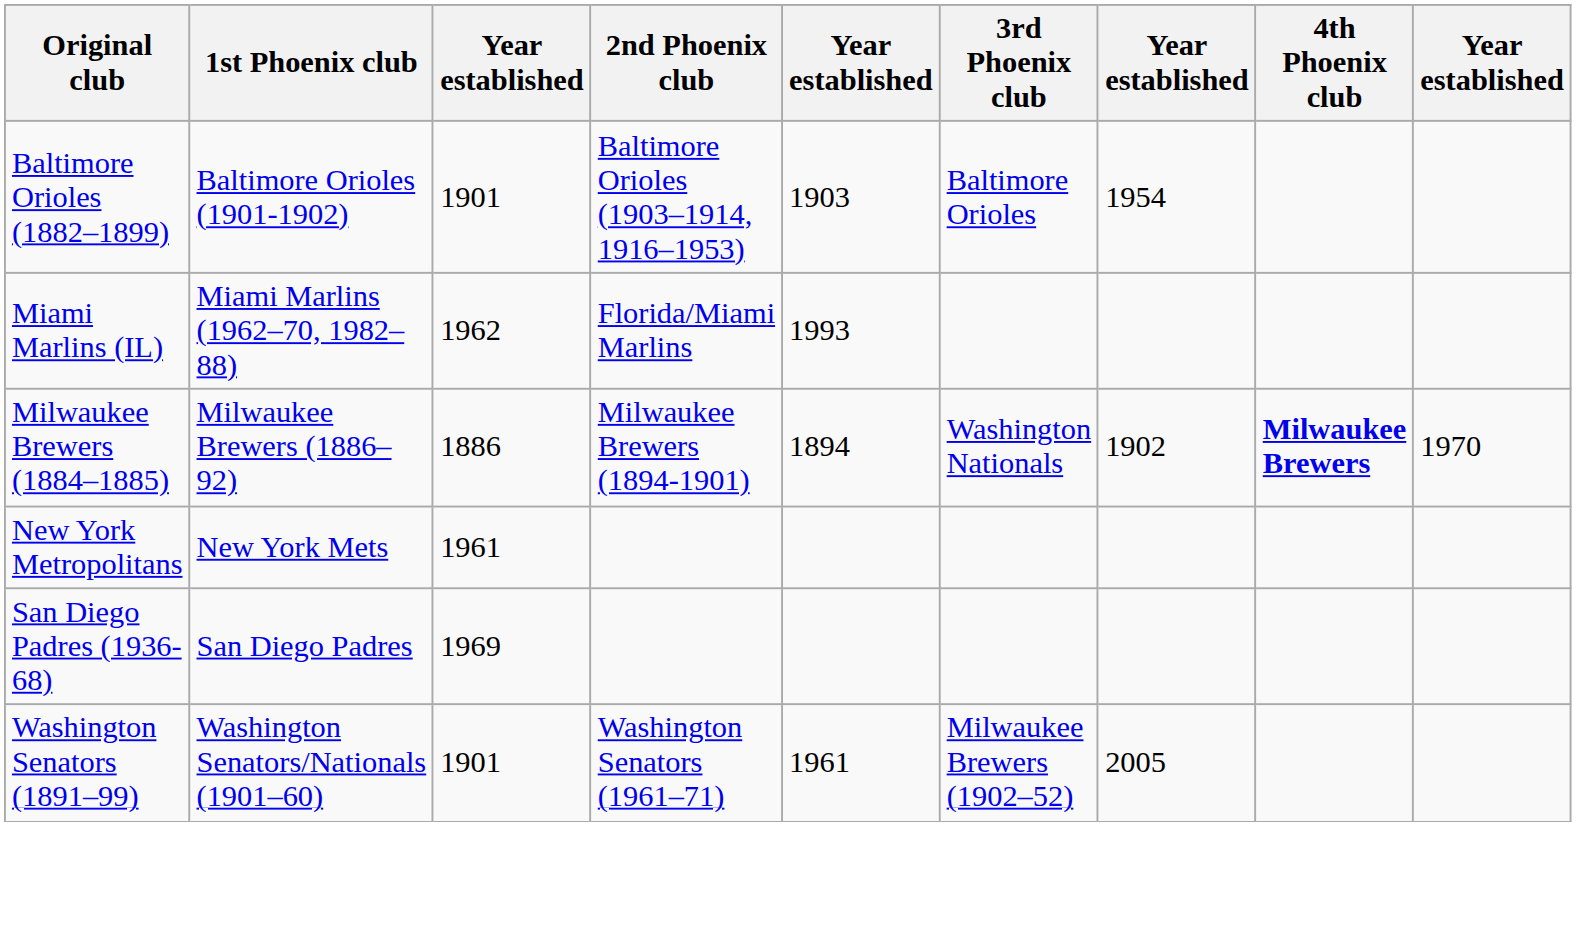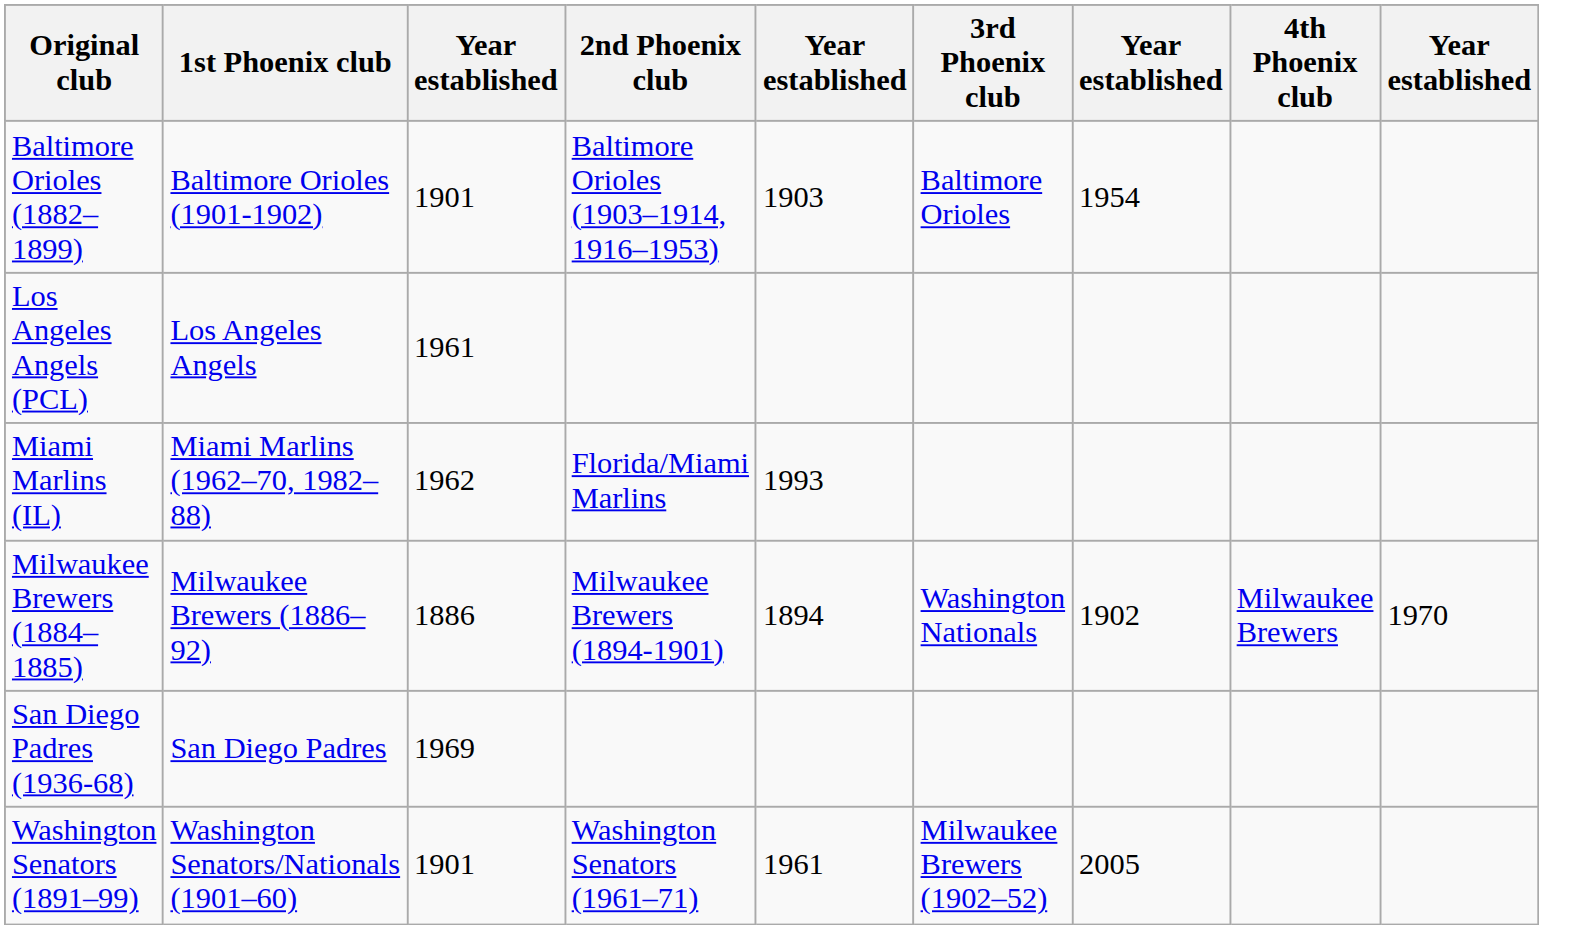+ row: (62, 347)
(1335, 446) bold -> (1305, 614) normal
- row: (97, 546)
